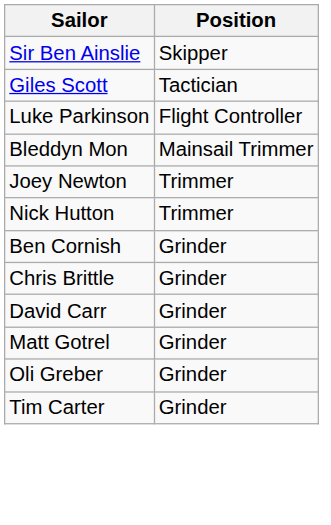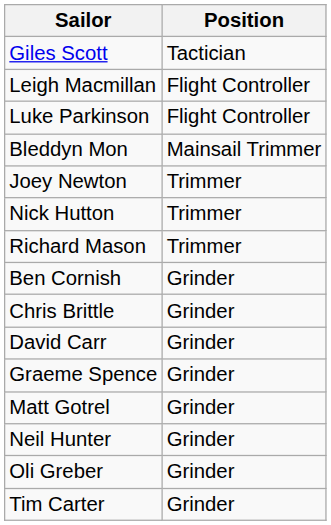- row: (75, 52)
+ row: (83, 85)
+ row: (78, 246)
+ row: (83, 375)
+ row: (60, 439)
